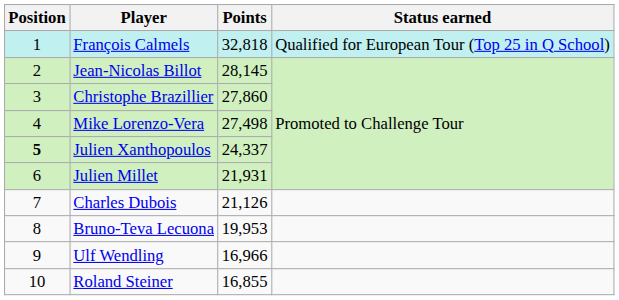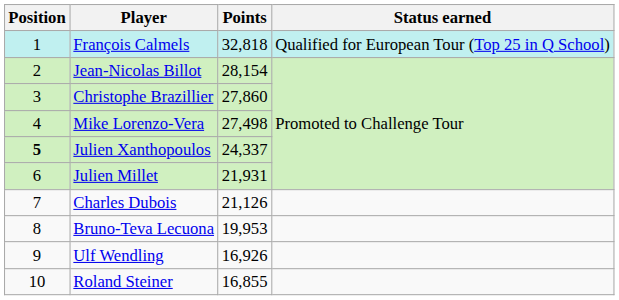(245, 70) 28,145 -> (245, 70) 28,154
(245, 255) 16,966 -> (245, 255) 16,926
